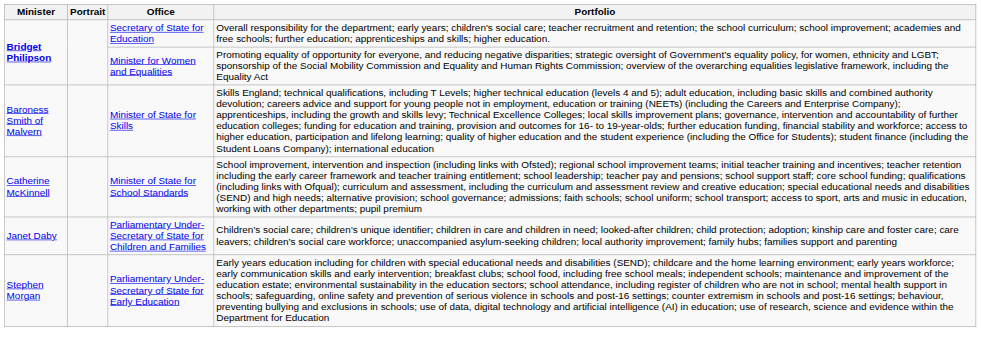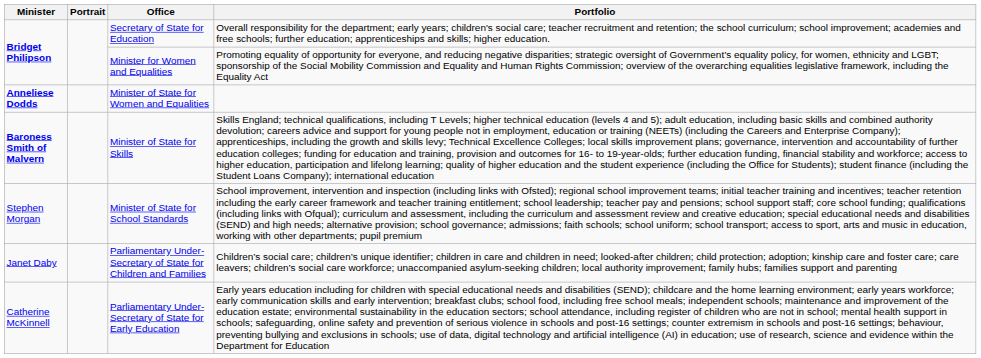+ row: (159, 98)
(28, 120) normal -> (29, 147) bold
(28, 186) Catherine McKinnell -> (25, 213) Stephen Morgan
(25, 290) Stephen Morgan -> (28, 317) Catherine McKinnell
